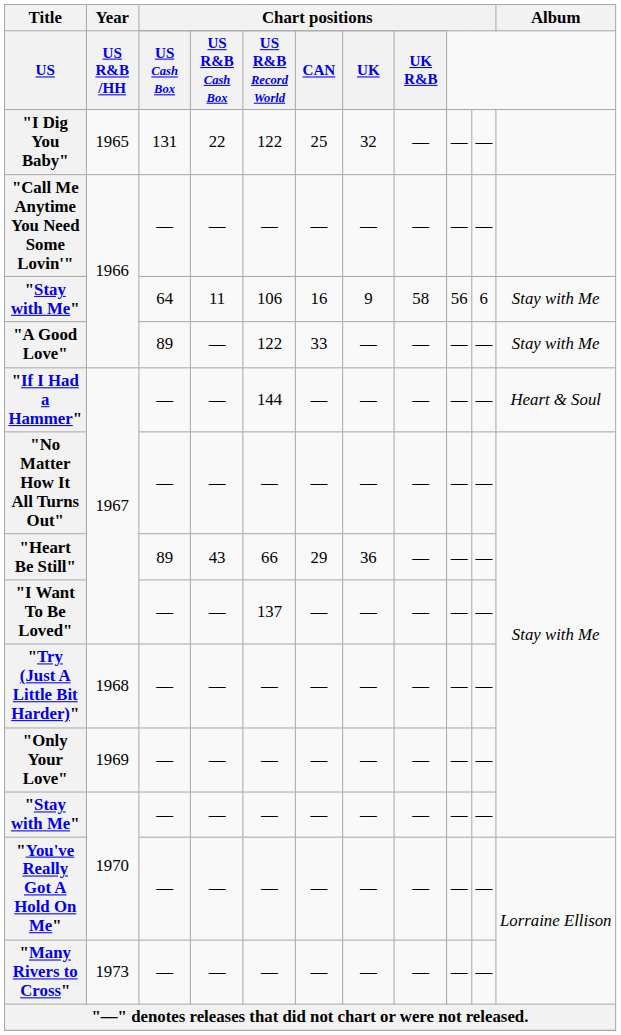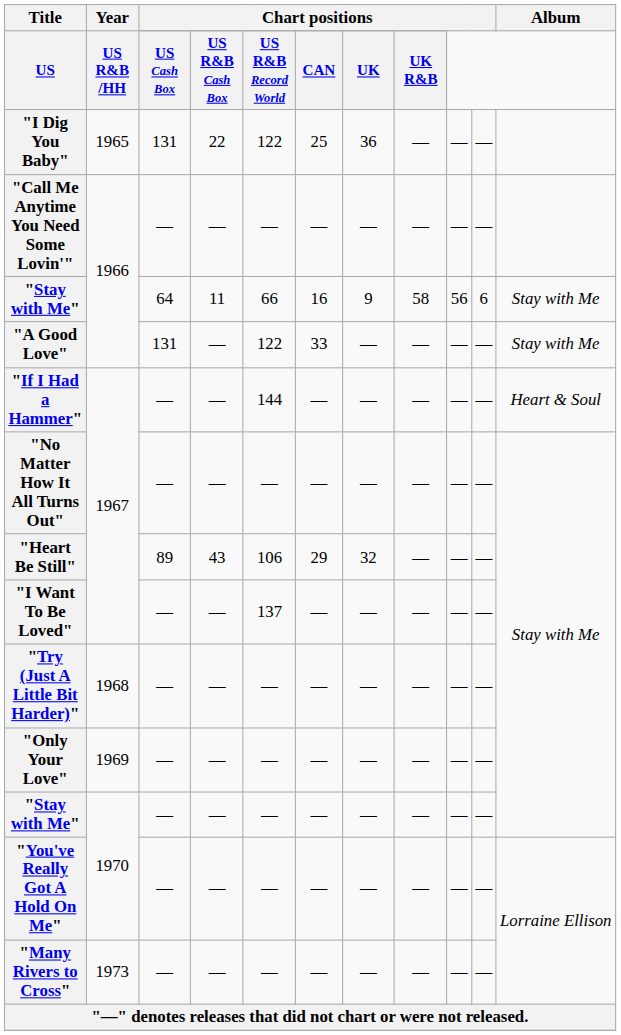(368, 141) 32 -> (368, 141) 36
(270, 299) 106 -> (270, 299) 66
(165, 344) 89 -> (165, 344) 131
(270, 556) 66 -> (270, 556) 106
(368, 556) 36 -> (368, 556) 32
